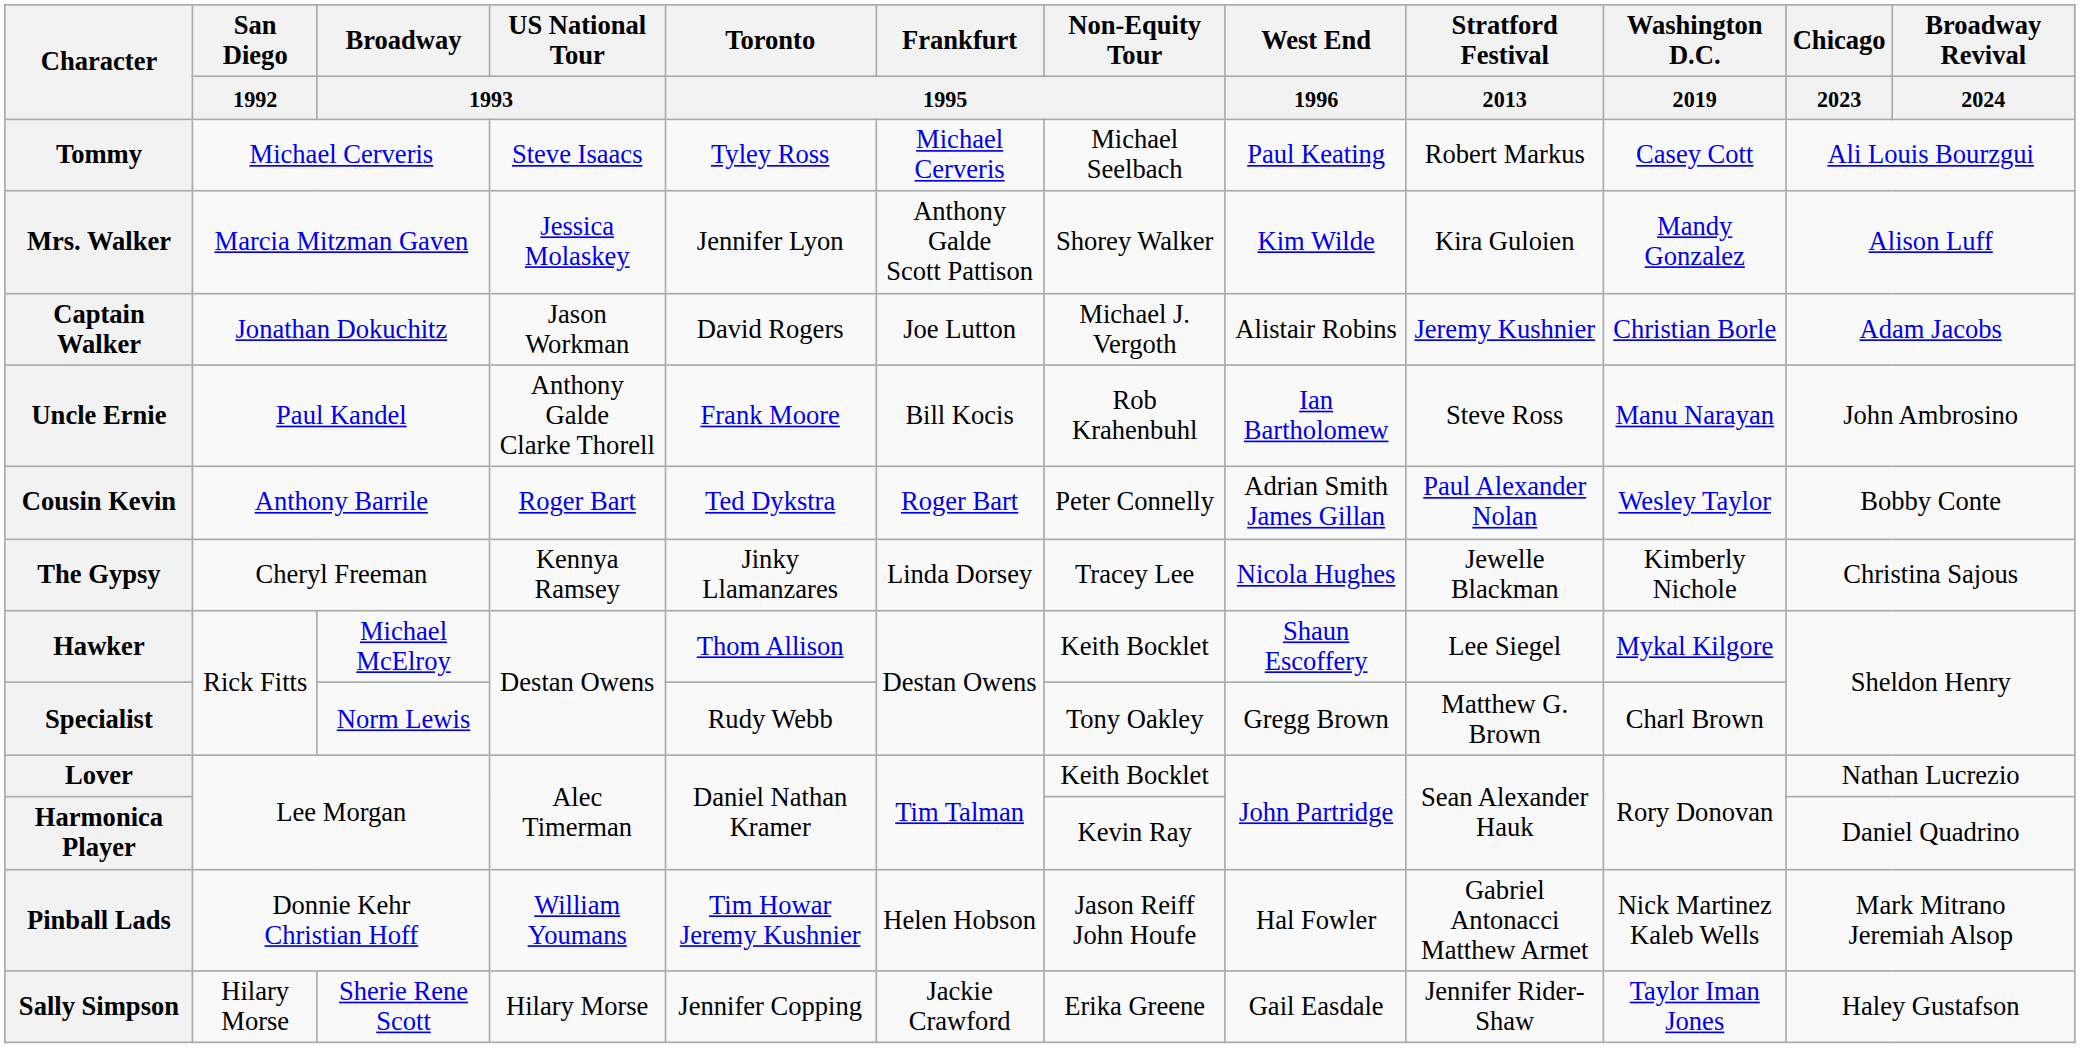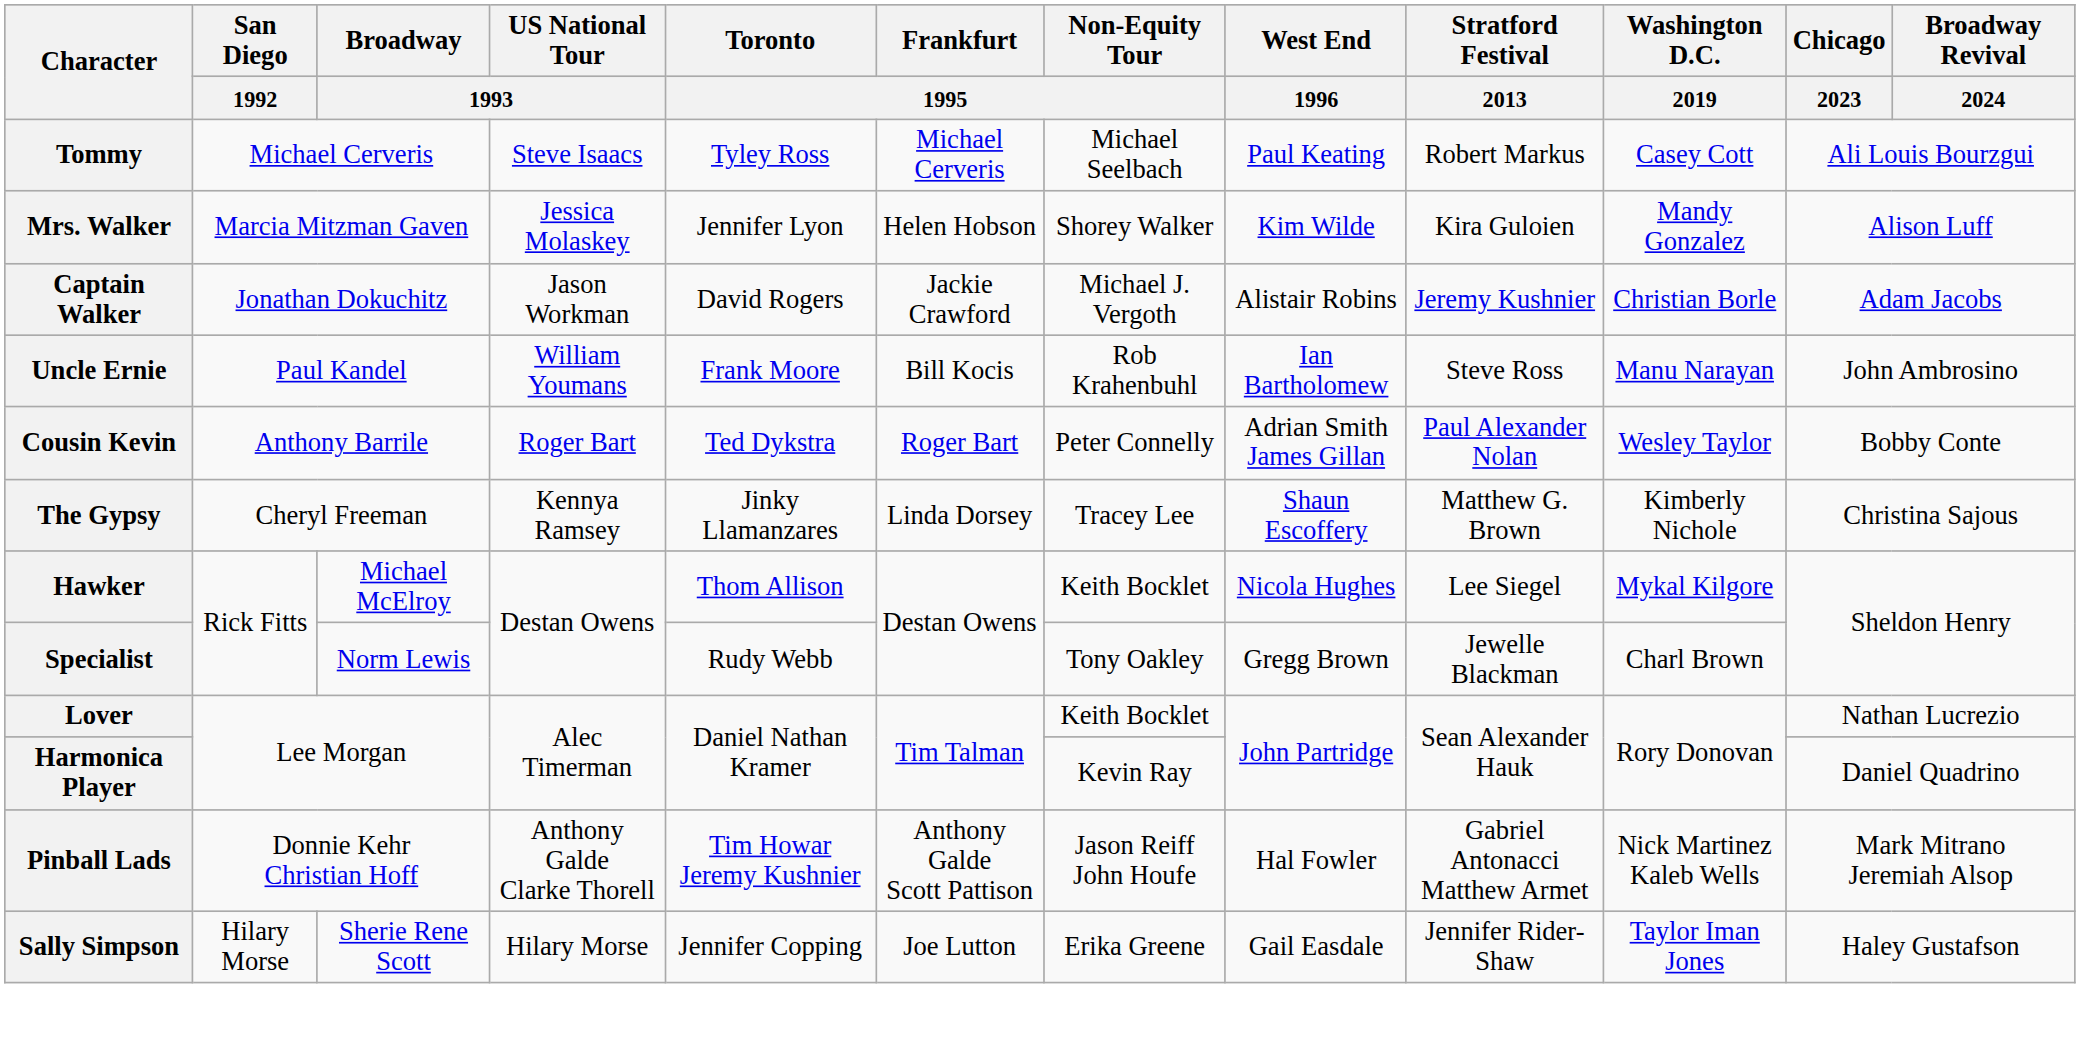(960, 241) Anthony Galde Scott Pattison -> (960, 226) Helen Hobson
(960, 328) Joe Lutton -> (960, 298) Jackie Crawford
(577, 415) Anthony Galde Clarke Thorell -> (577, 370) William Youmans
(1316, 574) Nicola Hughes -> (1316, 514) Shaun Escoffery
(1505, 574) Jewelle Blackman -> (1505, 514) Matthew G. Brown
(1316, 646) Shaun Escoffery -> (1316, 586) Nicola Hughes
(1505, 718) Matthew G. Brown -> (1505, 658) Jewelle Blackman
(577, 919) William Youmans -> (577, 859) Anthony Galde Clarke Thorell
(960, 919) Helen Hobson -> (960, 859) Anthony Galde Scott Pattison
(960, 1006) Jackie Crawford -> (960, 946) Joe Lutton
